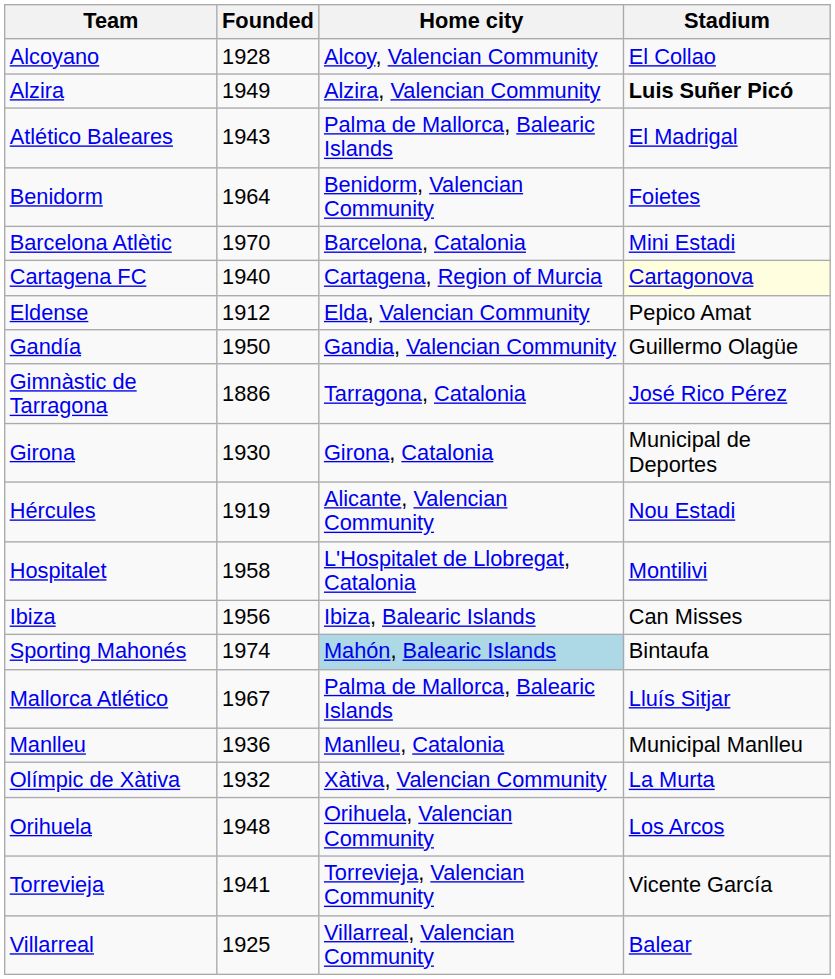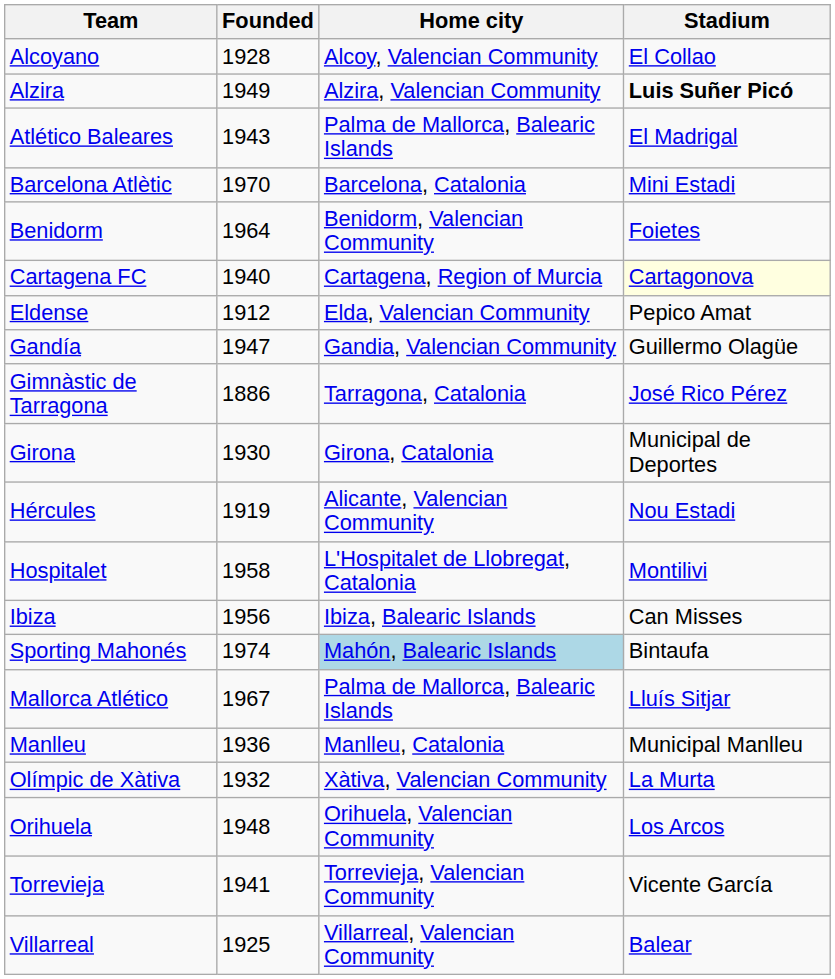rows swapped: (91, 243) <-> (56, 196)
(246, 346) 1950 -> (246, 346) 1947
